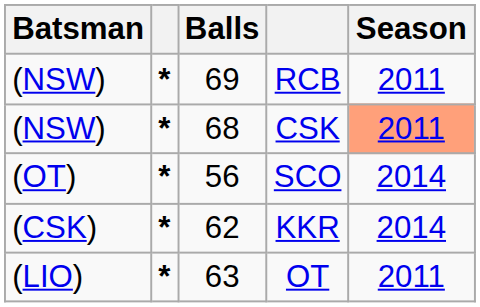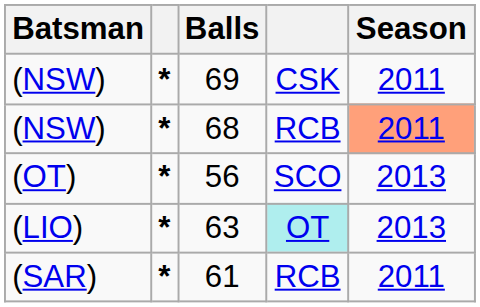(308, 78) RCB -> (308, 78) CSK
(308, 128) CSK -> (308, 128) RCB
(411, 177) 2014 -> (411, 177) 2013
- row: (222, 227)
(308, 276) no background -> (308, 227) paleturquoise background
(411, 276) 2011 -> (411, 227) 2013
+ row: (222, 276)
